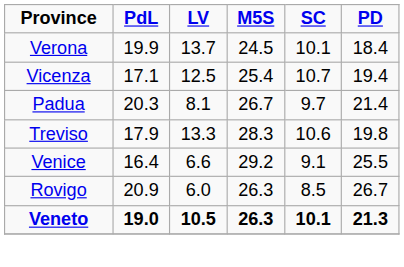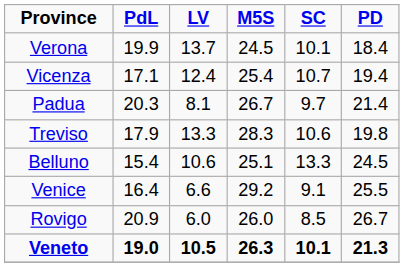(198, 76) 12.5 -> (198, 76) 12.4
+ row: (59, 162)
(256, 190) 26.3 -> (256, 219) 26.0
